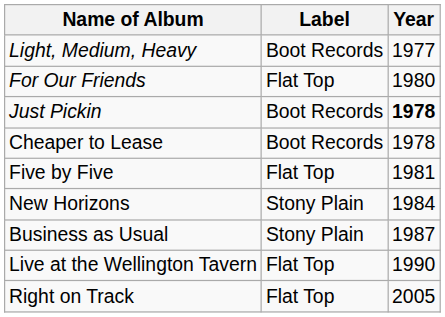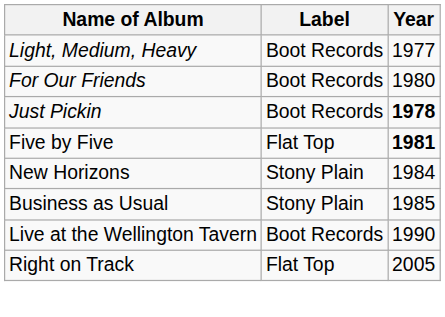(300, 81) Flat Top -> (325, 81) Boot Records
- row: (86, 142)
(414, 173) normal -> (414, 142) bold
(414, 234) 1987 -> (414, 204) 1985
(300, 265) Flat Top -> (325, 234) Boot Records
